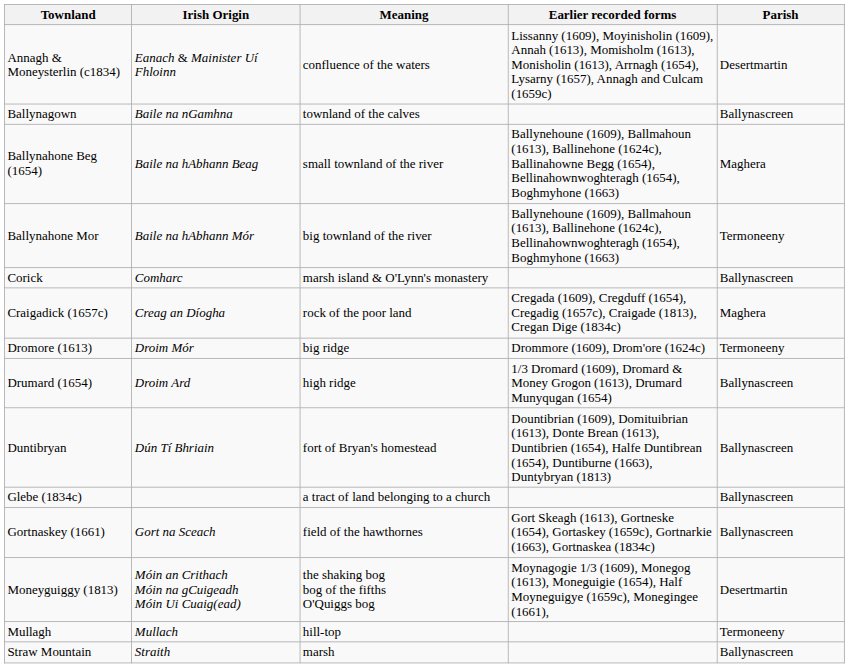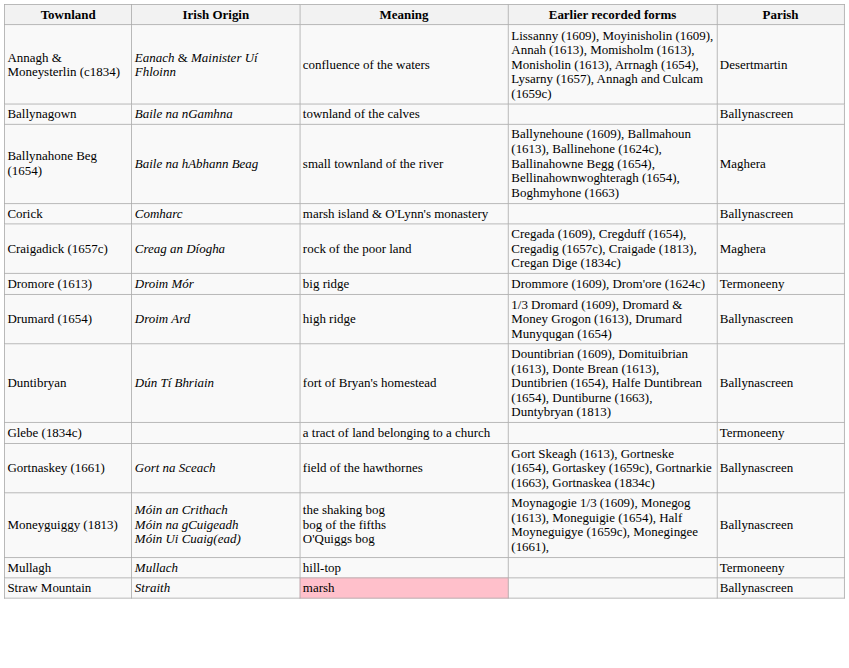- row: (53, 235)
(756, 497) Ballynascreen -> (752, 433) Termoneeny
(754, 589) Desertmartin -> (756, 525) Ballynascreen
(319, 652) no background -> (319, 588) pink background
